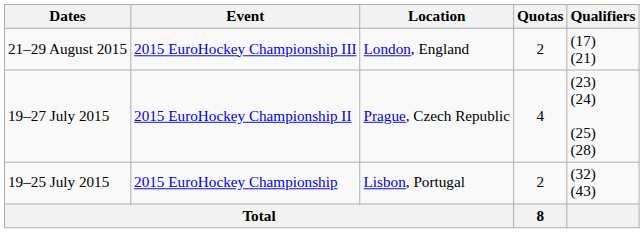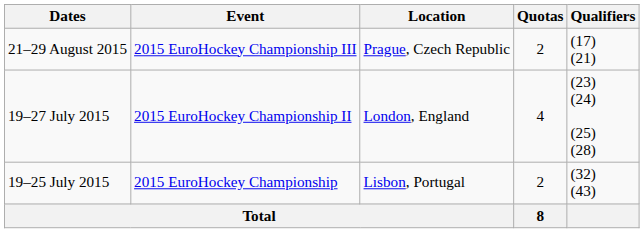(416, 49) London, England -> (437, 49) Prague, Czech Republic
(437, 116) Prague, Czech Republic -> (416, 116) London, England
